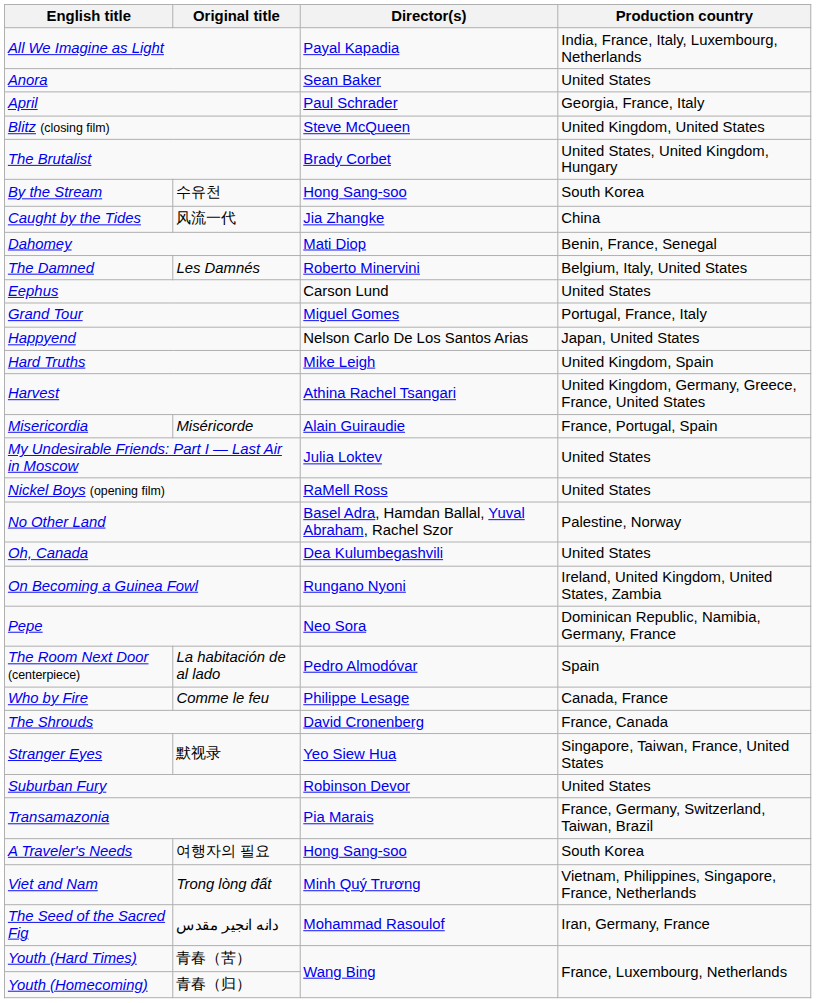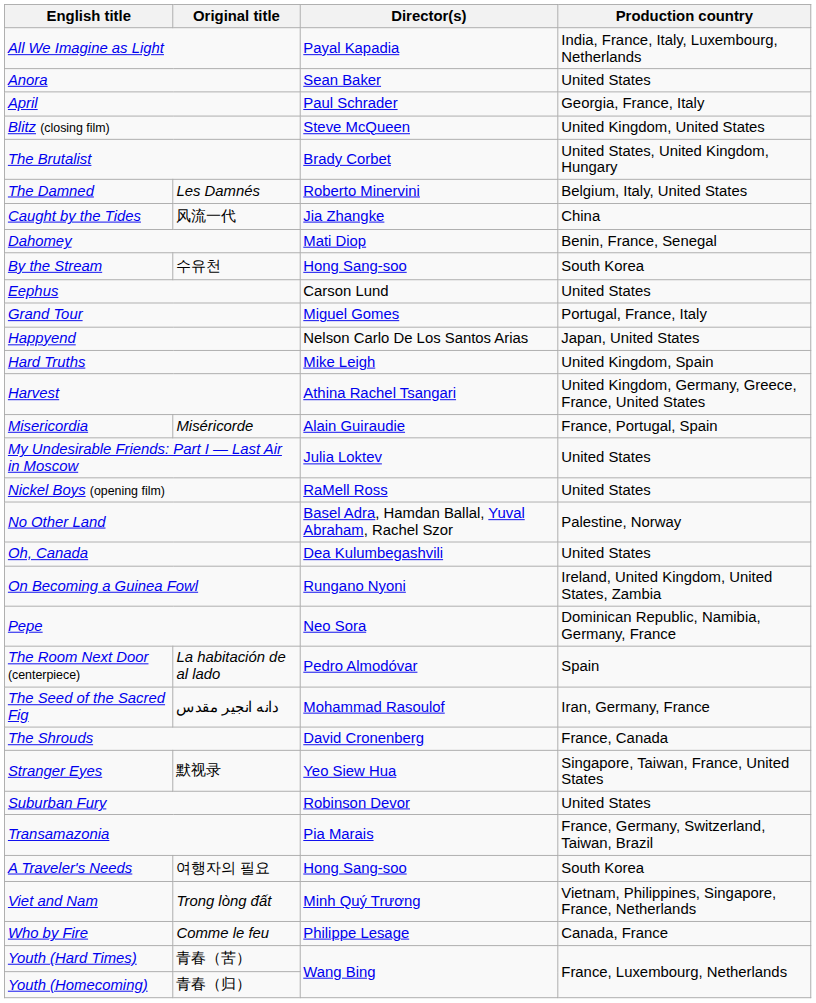rows swapped: (55, 192) <-> (51, 267)
rows swapped: (86, 925) <-> (48, 698)
